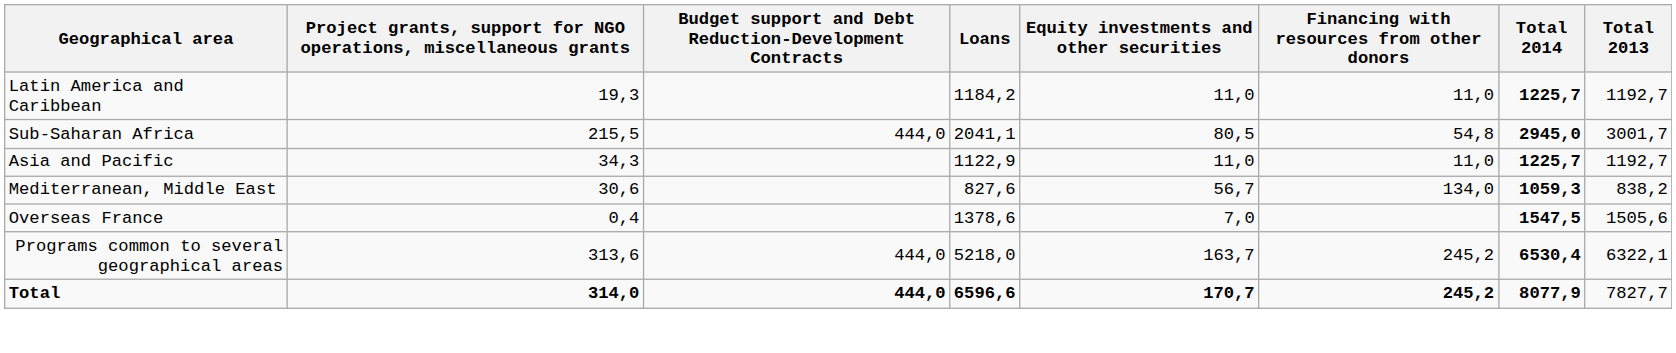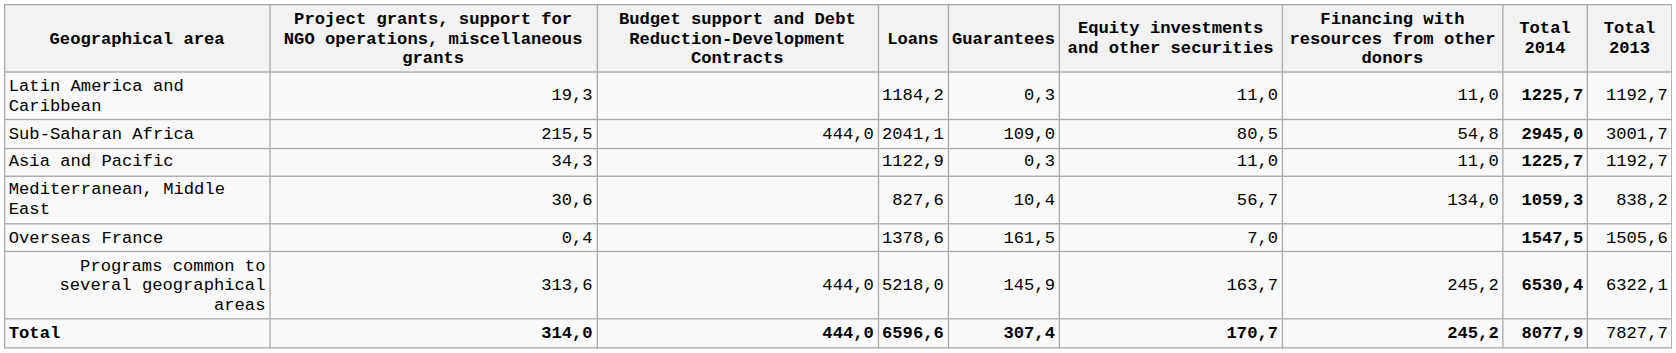+ column: (1003, 38)
